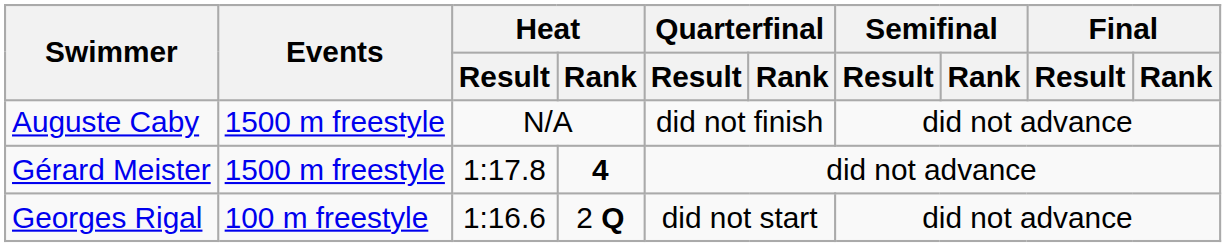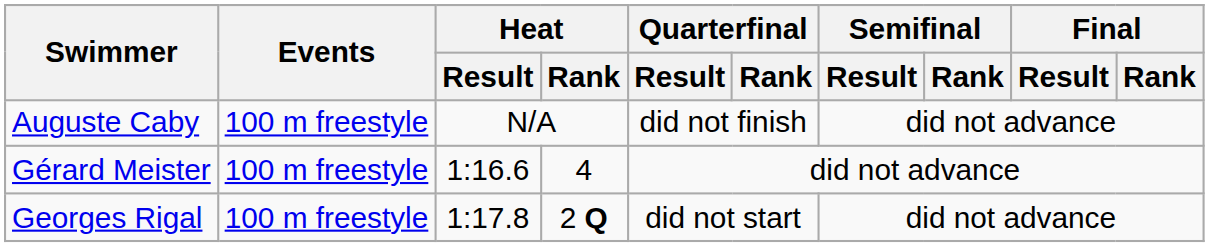(335, 123) 1500 m freestyle -> (326, 123) 100 m freestyle
(335, 170) 1500 m freestyle -> (326, 170) 100 m freestyle
(504, 170) 1:17.8 -> (488, 170) 1:16.6
(600, 170) bold -> (584, 170) normal
(504, 217) 1:16.6 -> (488, 217) 1:17.8
